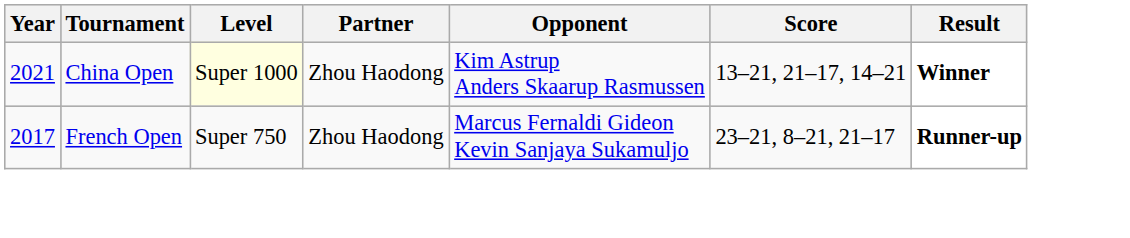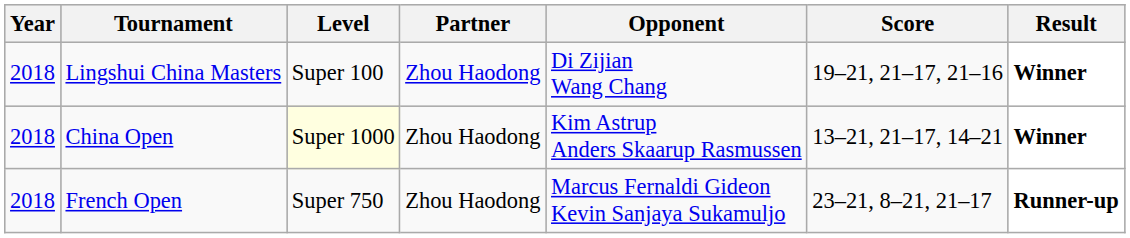+ row: (173, 73)
(32, 73) 2021 -> (32, 137) 2018
(32, 137) 2017 -> (32, 200) 2018
